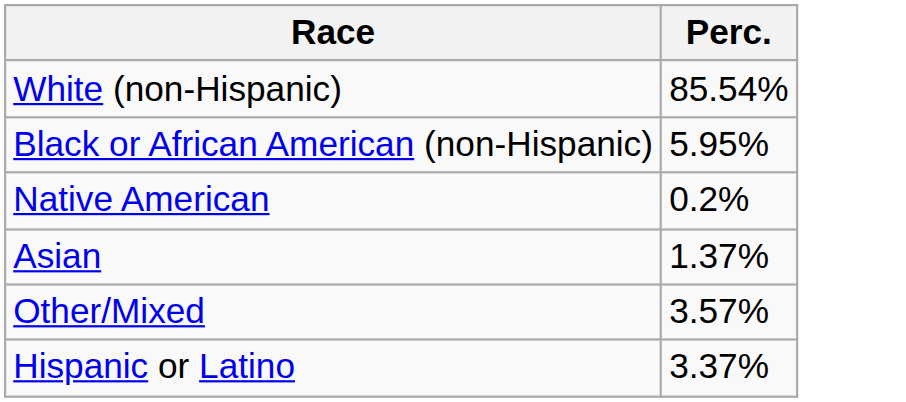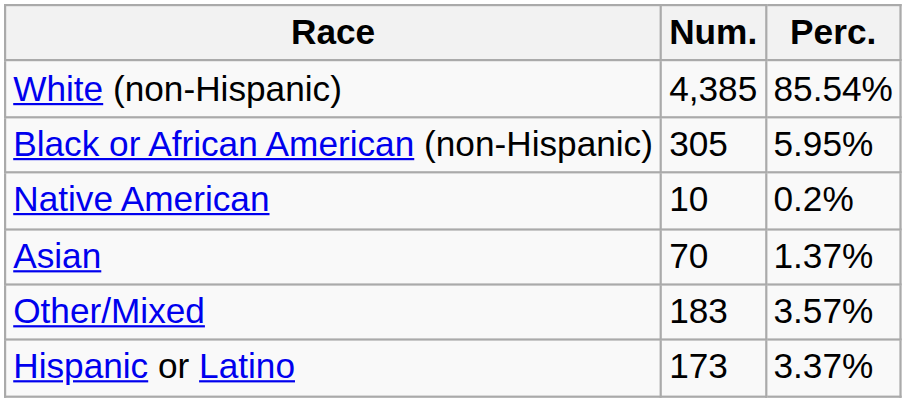+ column: (713, 32)
